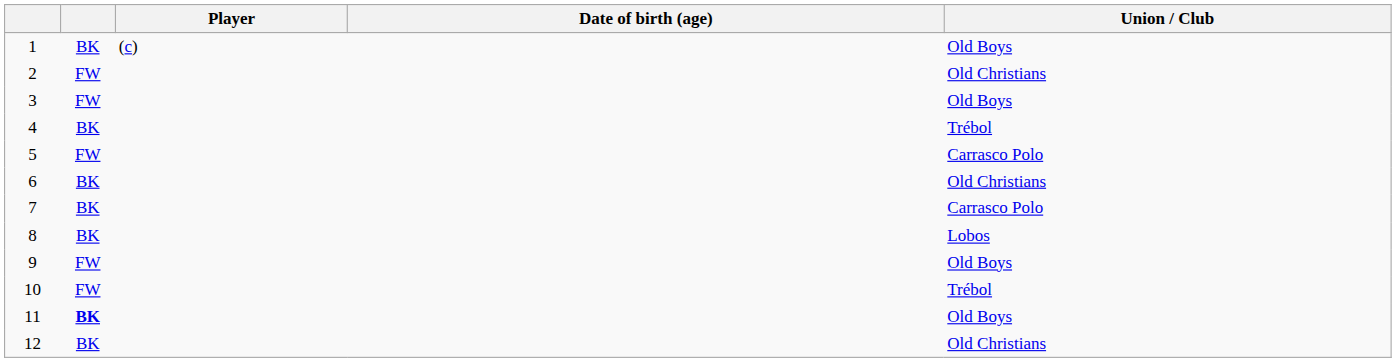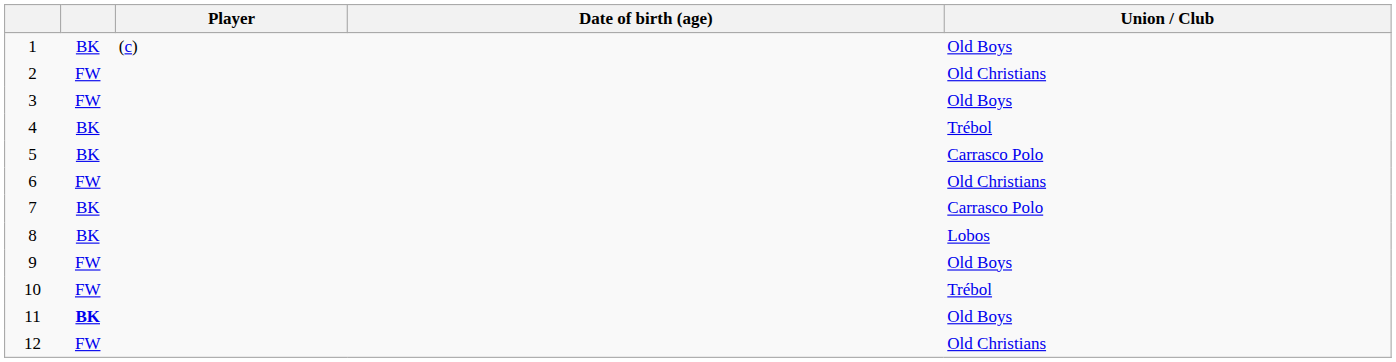(88, 154) FW -> (88, 154) BK
(88, 181) BK -> (88, 181) FW
(88, 343) BK -> (88, 343) FW
